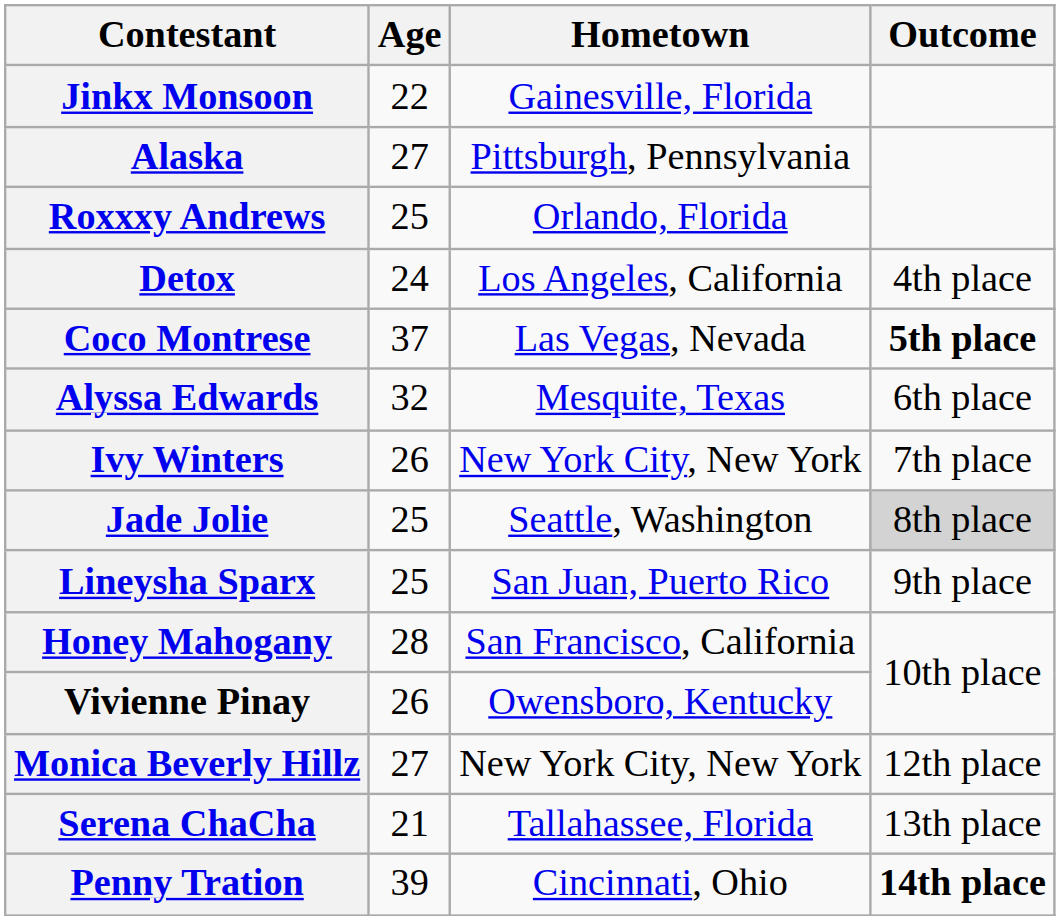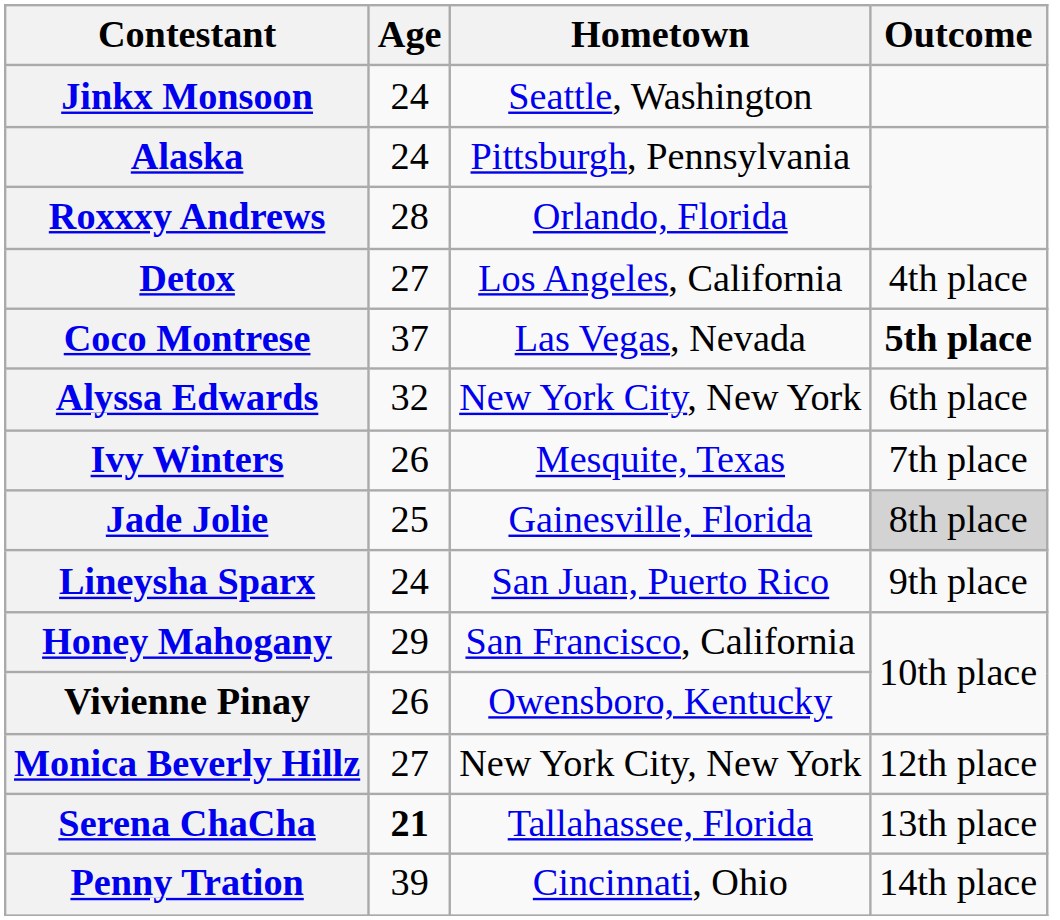(410, 95) 22 -> (410, 95) 24
(660, 95) Gainesville, Florida -> (660, 95) Seattle, Washington
(410, 156) 27 -> (410, 156) 24
(410, 216) 25 -> (410, 216) 28
(410, 277) 24 -> (410, 277) 27
(660, 398) Mesquite, Texas -> (660, 398) New York City, New York
(660, 459) New York City, New York -> (660, 459) Mesquite, Texas
(660, 519) Seattle, Washington -> (660, 519) Gainesville, Florida
(410, 580) 25 -> (410, 580) 24
(410, 641) 28 -> (410, 641) 29
(410, 823) normal -> (410, 823) bold
(963, 883) bold -> (958, 883) normal
